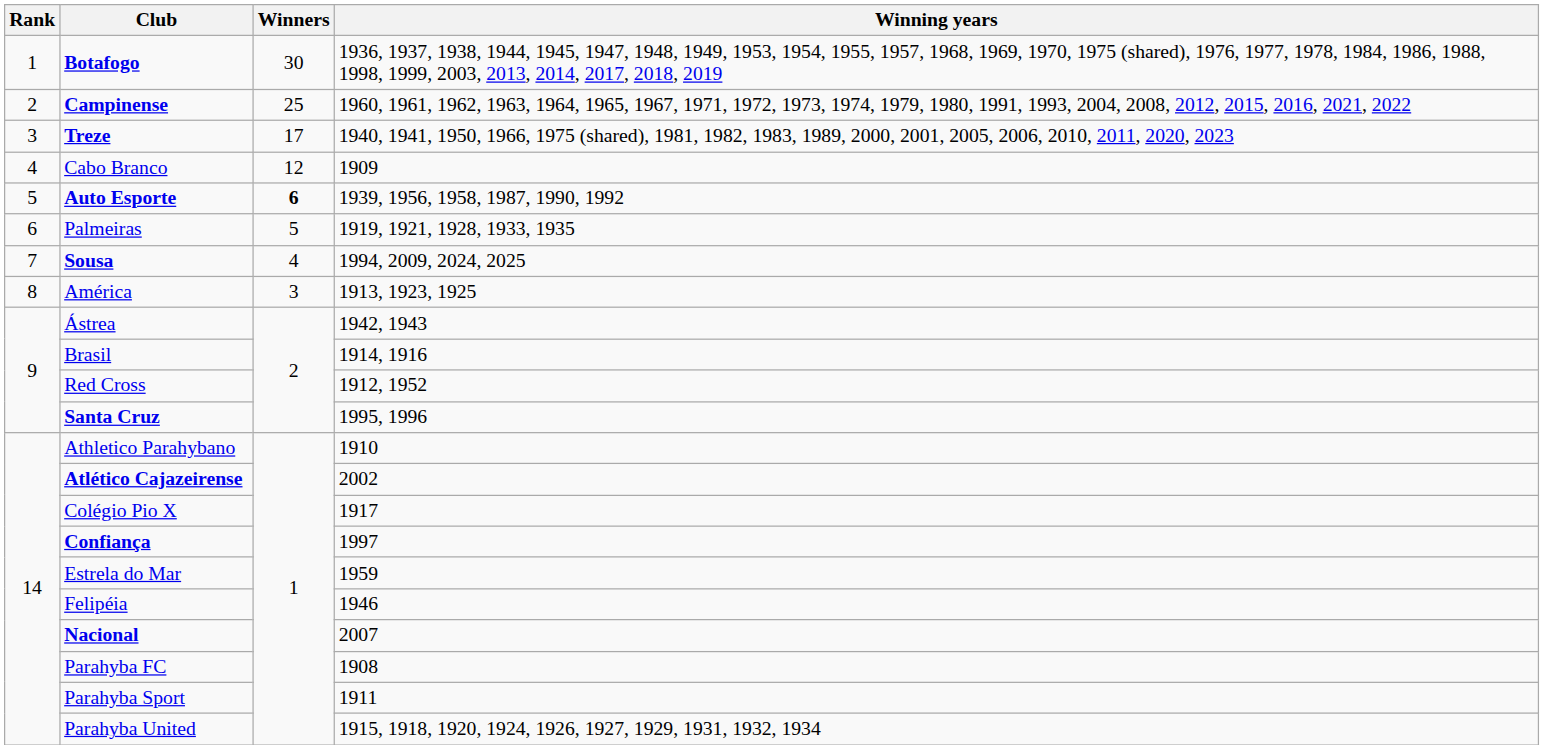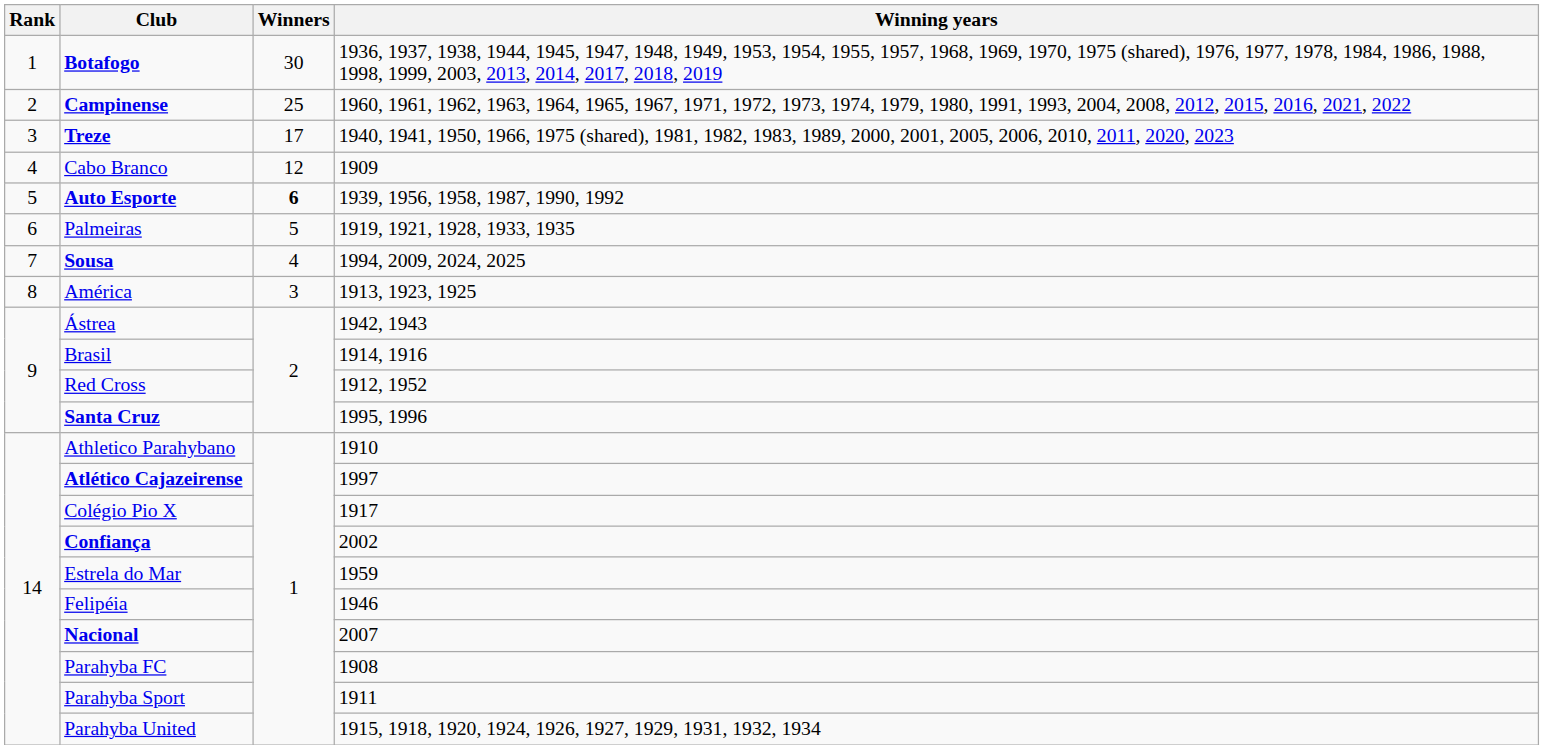(358, 479) 2002 -> (358, 479) 1997
(358, 541) 1997 -> (358, 541) 2002
